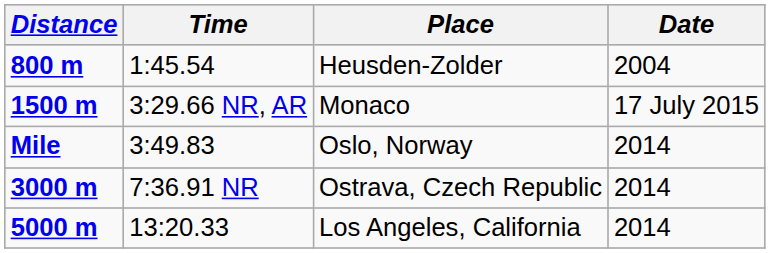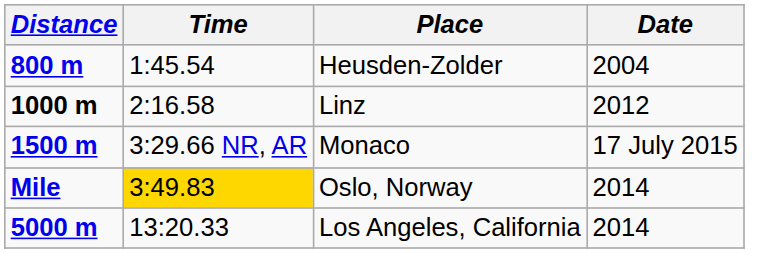+ row: (342, 106)
(172, 146) no background -> (172, 187) gold background
- row: (461, 187)
